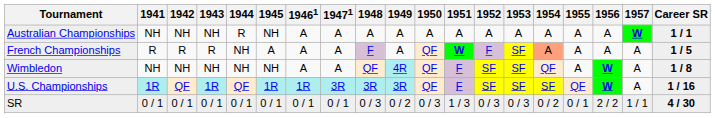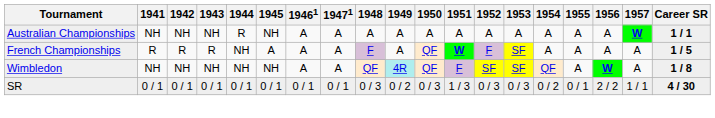(548, 51) lightsalmon background -> (548, 51) no background
- row: (57, 86)
